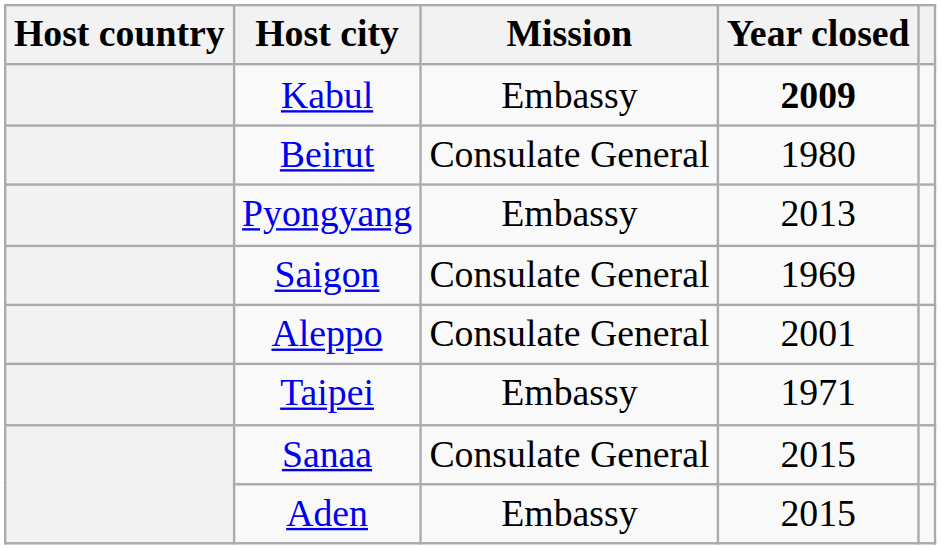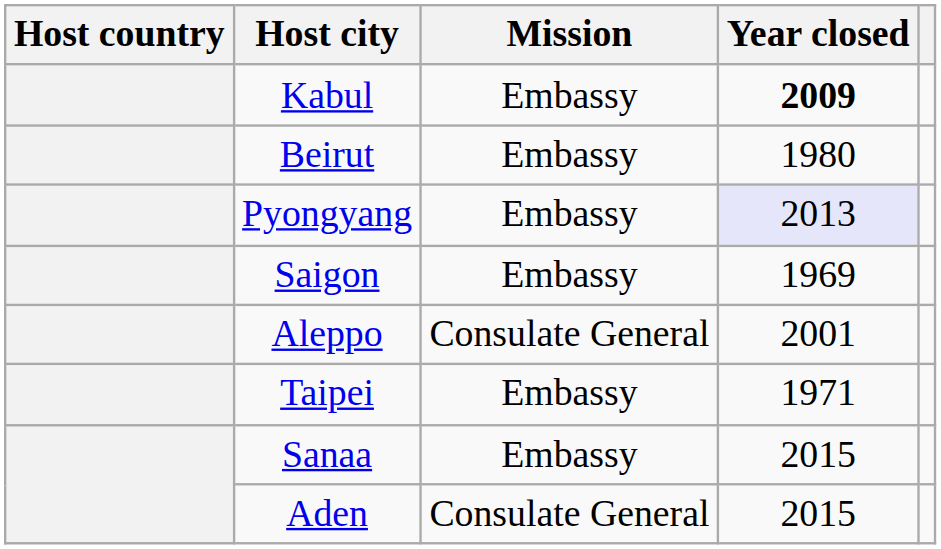(569, 154) Consulate General -> (569, 154) Embassy
(818, 214) no background -> (818, 214) lavender background
(569, 273) Consulate General -> (569, 273) Embassy
(569, 453) Consulate General -> (569, 453) Embassy
(569, 513) Embassy -> (569, 513) Consulate General
